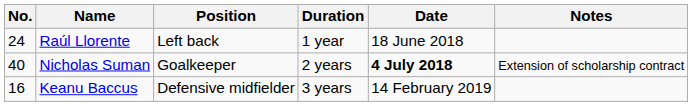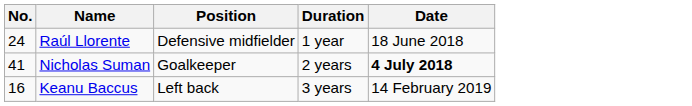- column: (591, 16)
(188, 40) Left back -> (226, 40) Defensive midfielder
(16, 64) 40 -> (16, 64) 41
(226, 88) Defensive midfielder -> (188, 88) Left back
